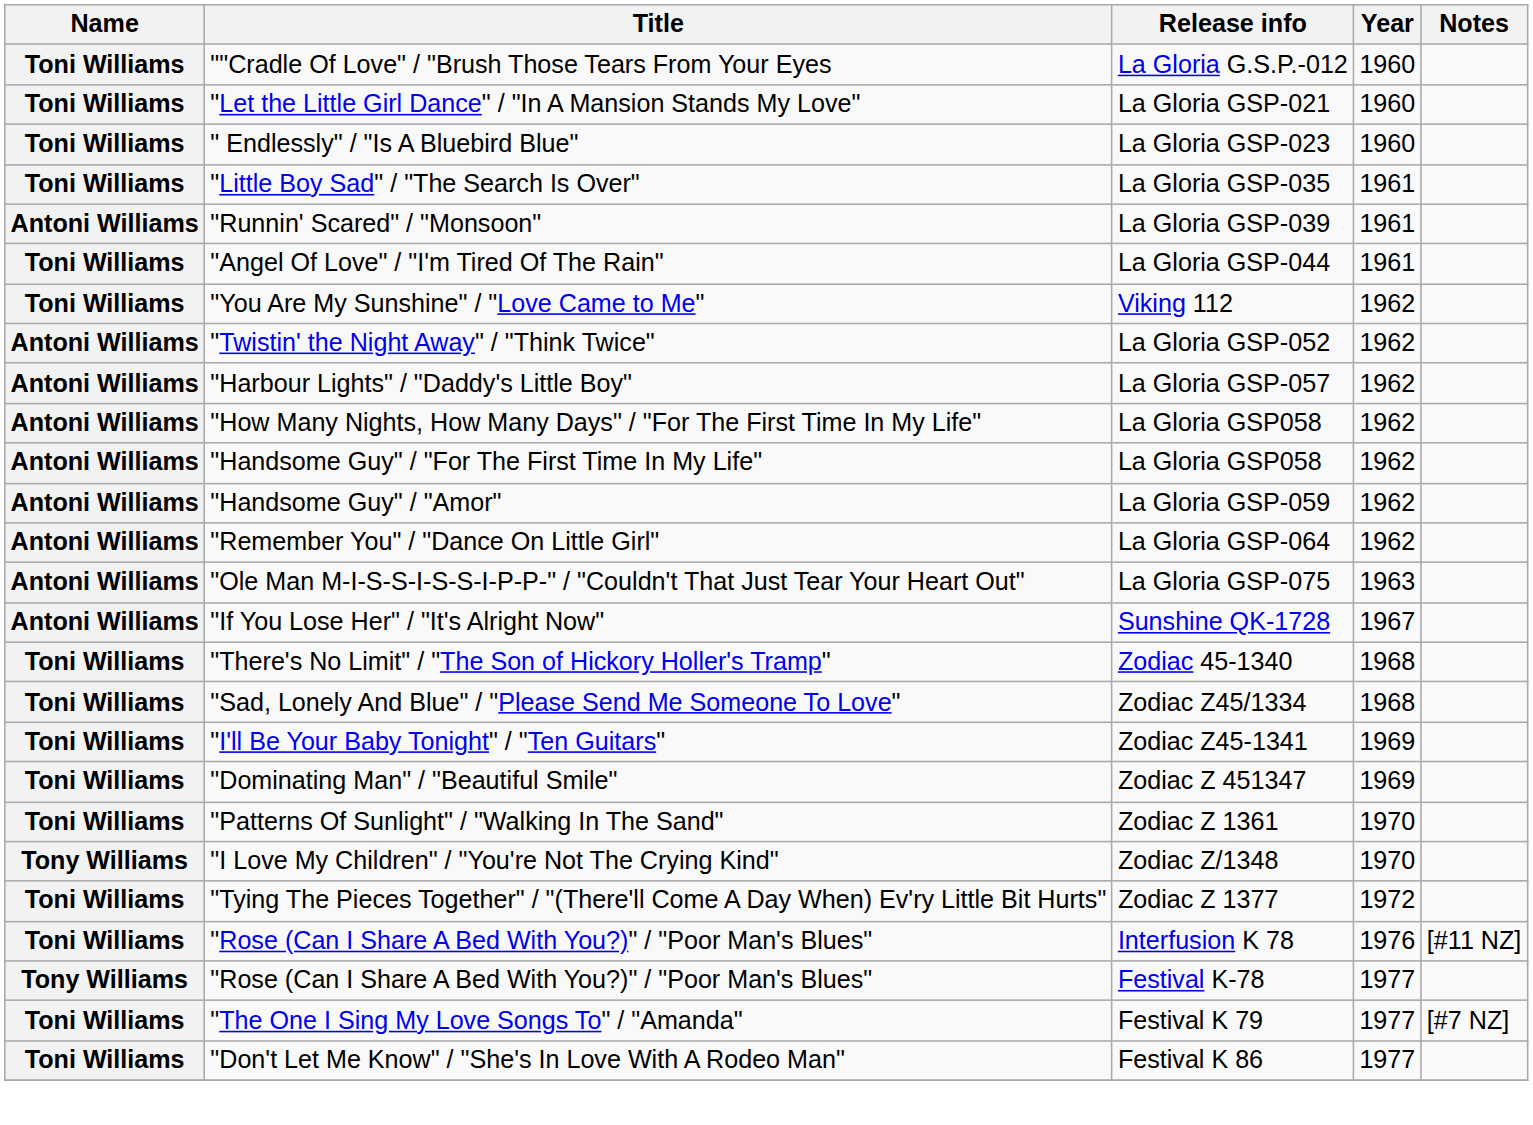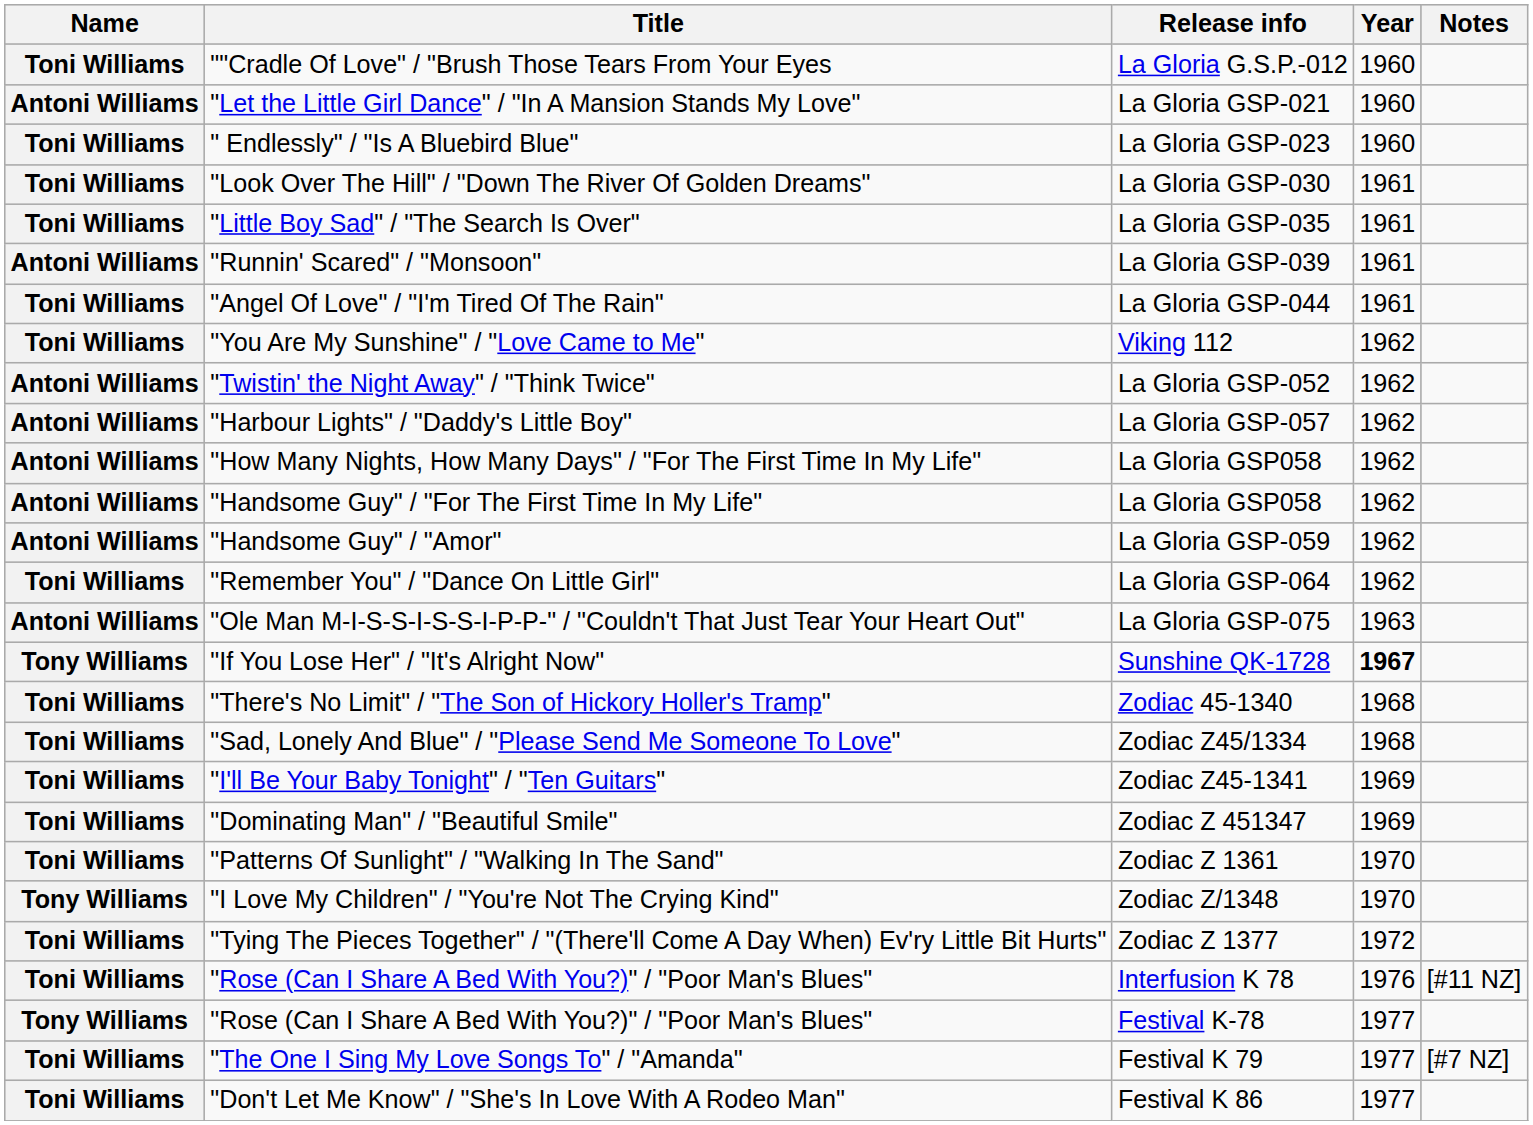(105, 104) Toni Williams -> (105, 104) Antoni Williams
+ row: (540, 183)
(105, 542) Antoni Williams -> (105, 582) Toni Williams
(105, 622) Antoni Williams -> (105, 661) Tony Williams
(1387, 622) normal -> (1387, 661) bold
